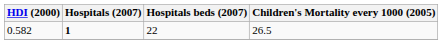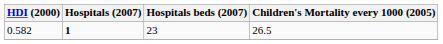(152, 30) 22 -> (152, 30) 23
